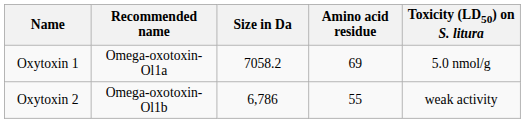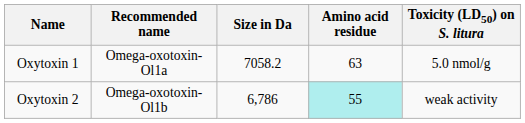(355, 63) 69 -> (355, 63) 63
(355, 100) no background -> (355, 100) paleturquoise background
